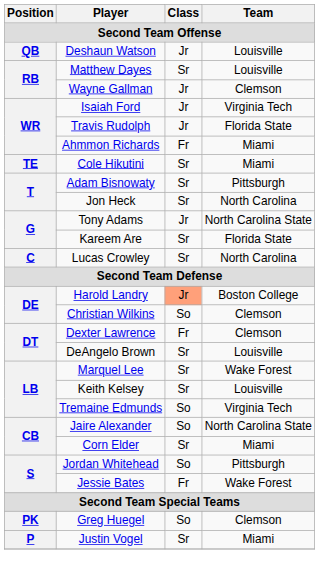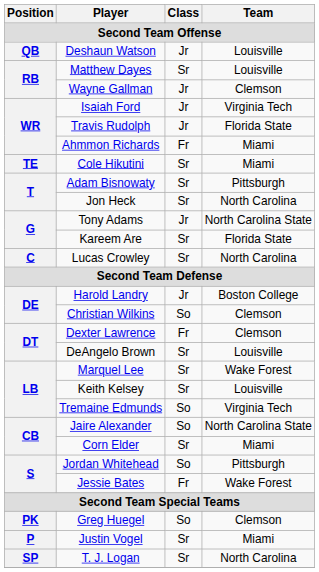(183, 295) lightsalmon background -> (183, 295) no background
+ row: (111, 558)
